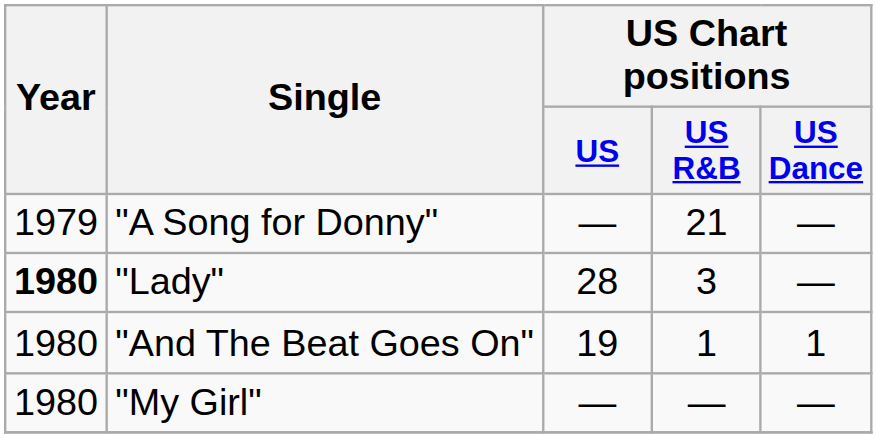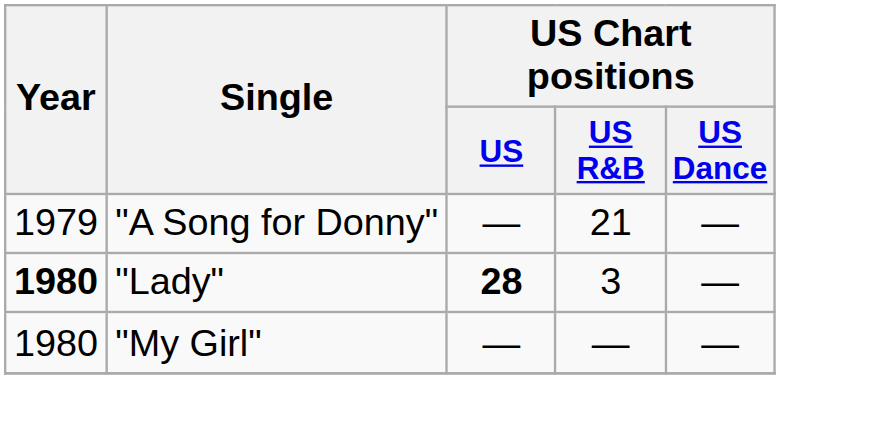(597, 282) normal -> (501, 282) bold
- row: (325, 342)
